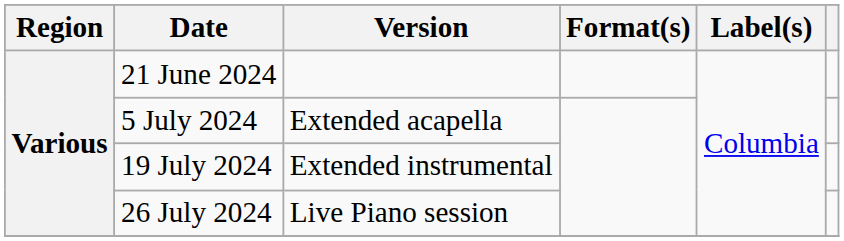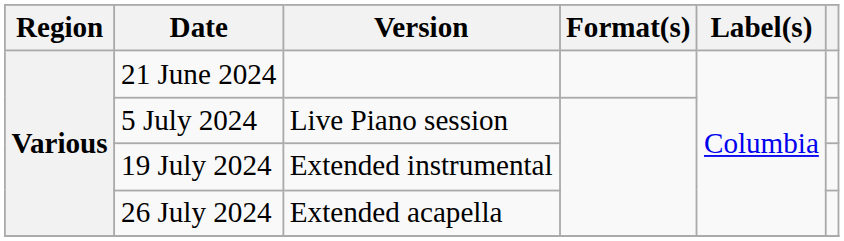(396, 119) Extended acapella -> (399, 119) Live Piano session
(399, 212) Live Piano session -> (396, 212) Extended acapella
